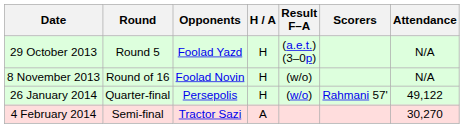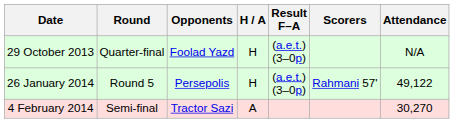(138, 51) Round 5 -> (132, 51) Quarter-final
- row: (53, 77)
(138, 95) Quarter-final -> (132, 83) Round 5
(299, 95) (w/o) -> (289, 83) (a.e.t.) (3–0p)
